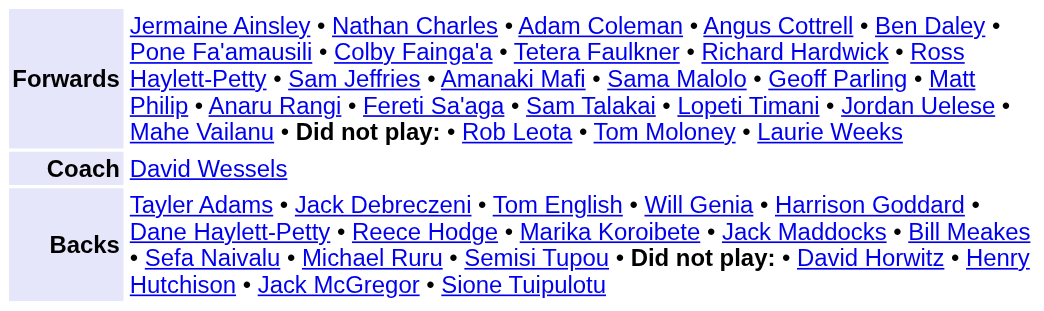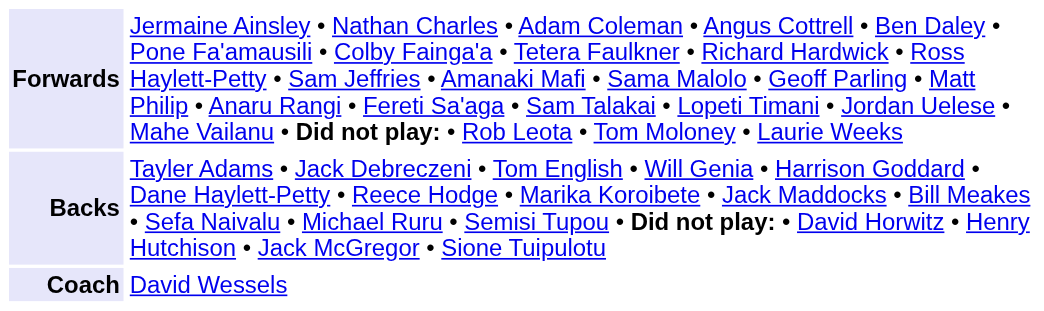rows swapped: (85, 245) <-> (83, 168)
